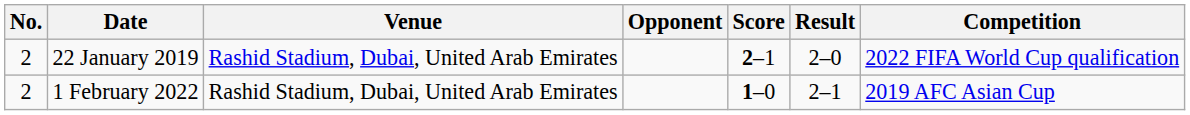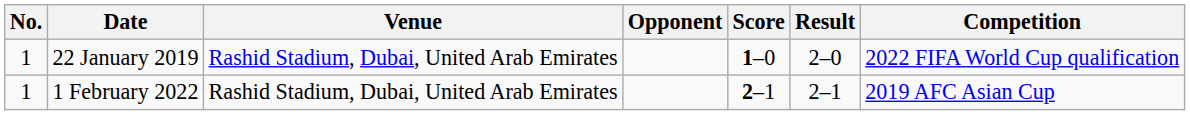(26, 57) 2 -> (26, 57) 1
(759, 57) 2–1 -> (759, 57) 1–0
(26, 92) 2 -> (26, 92) 1
(759, 92) 1–0 -> (759, 92) 2–1
